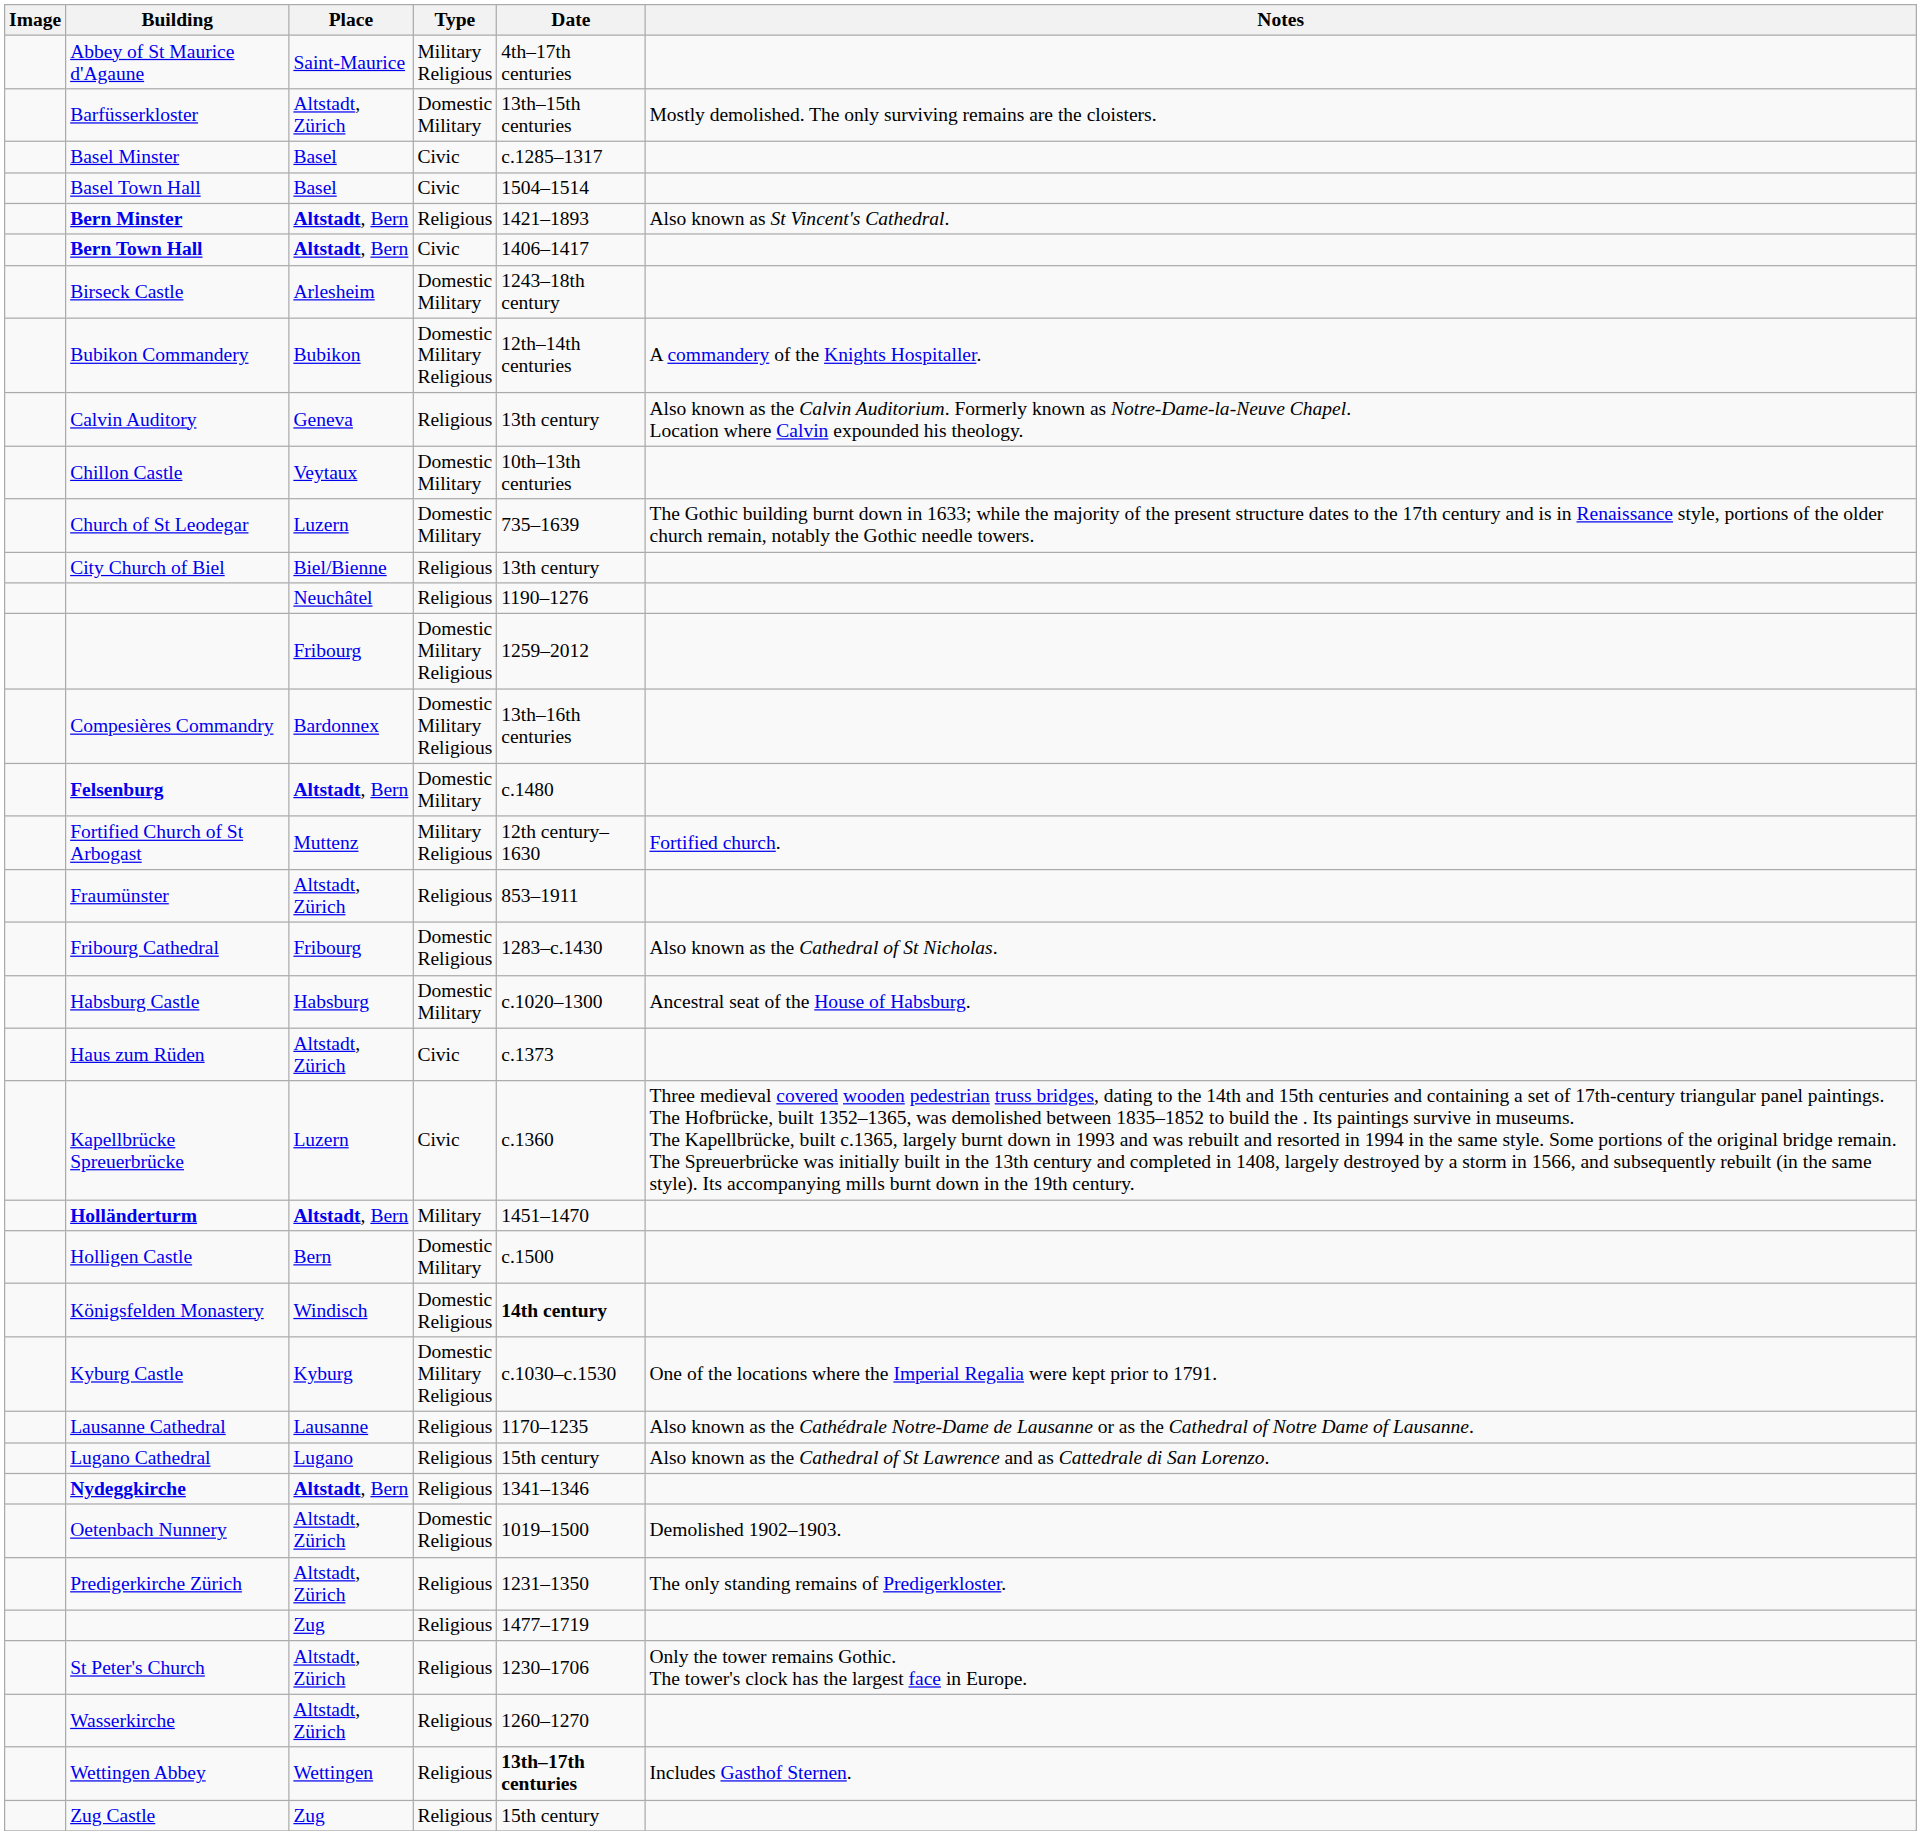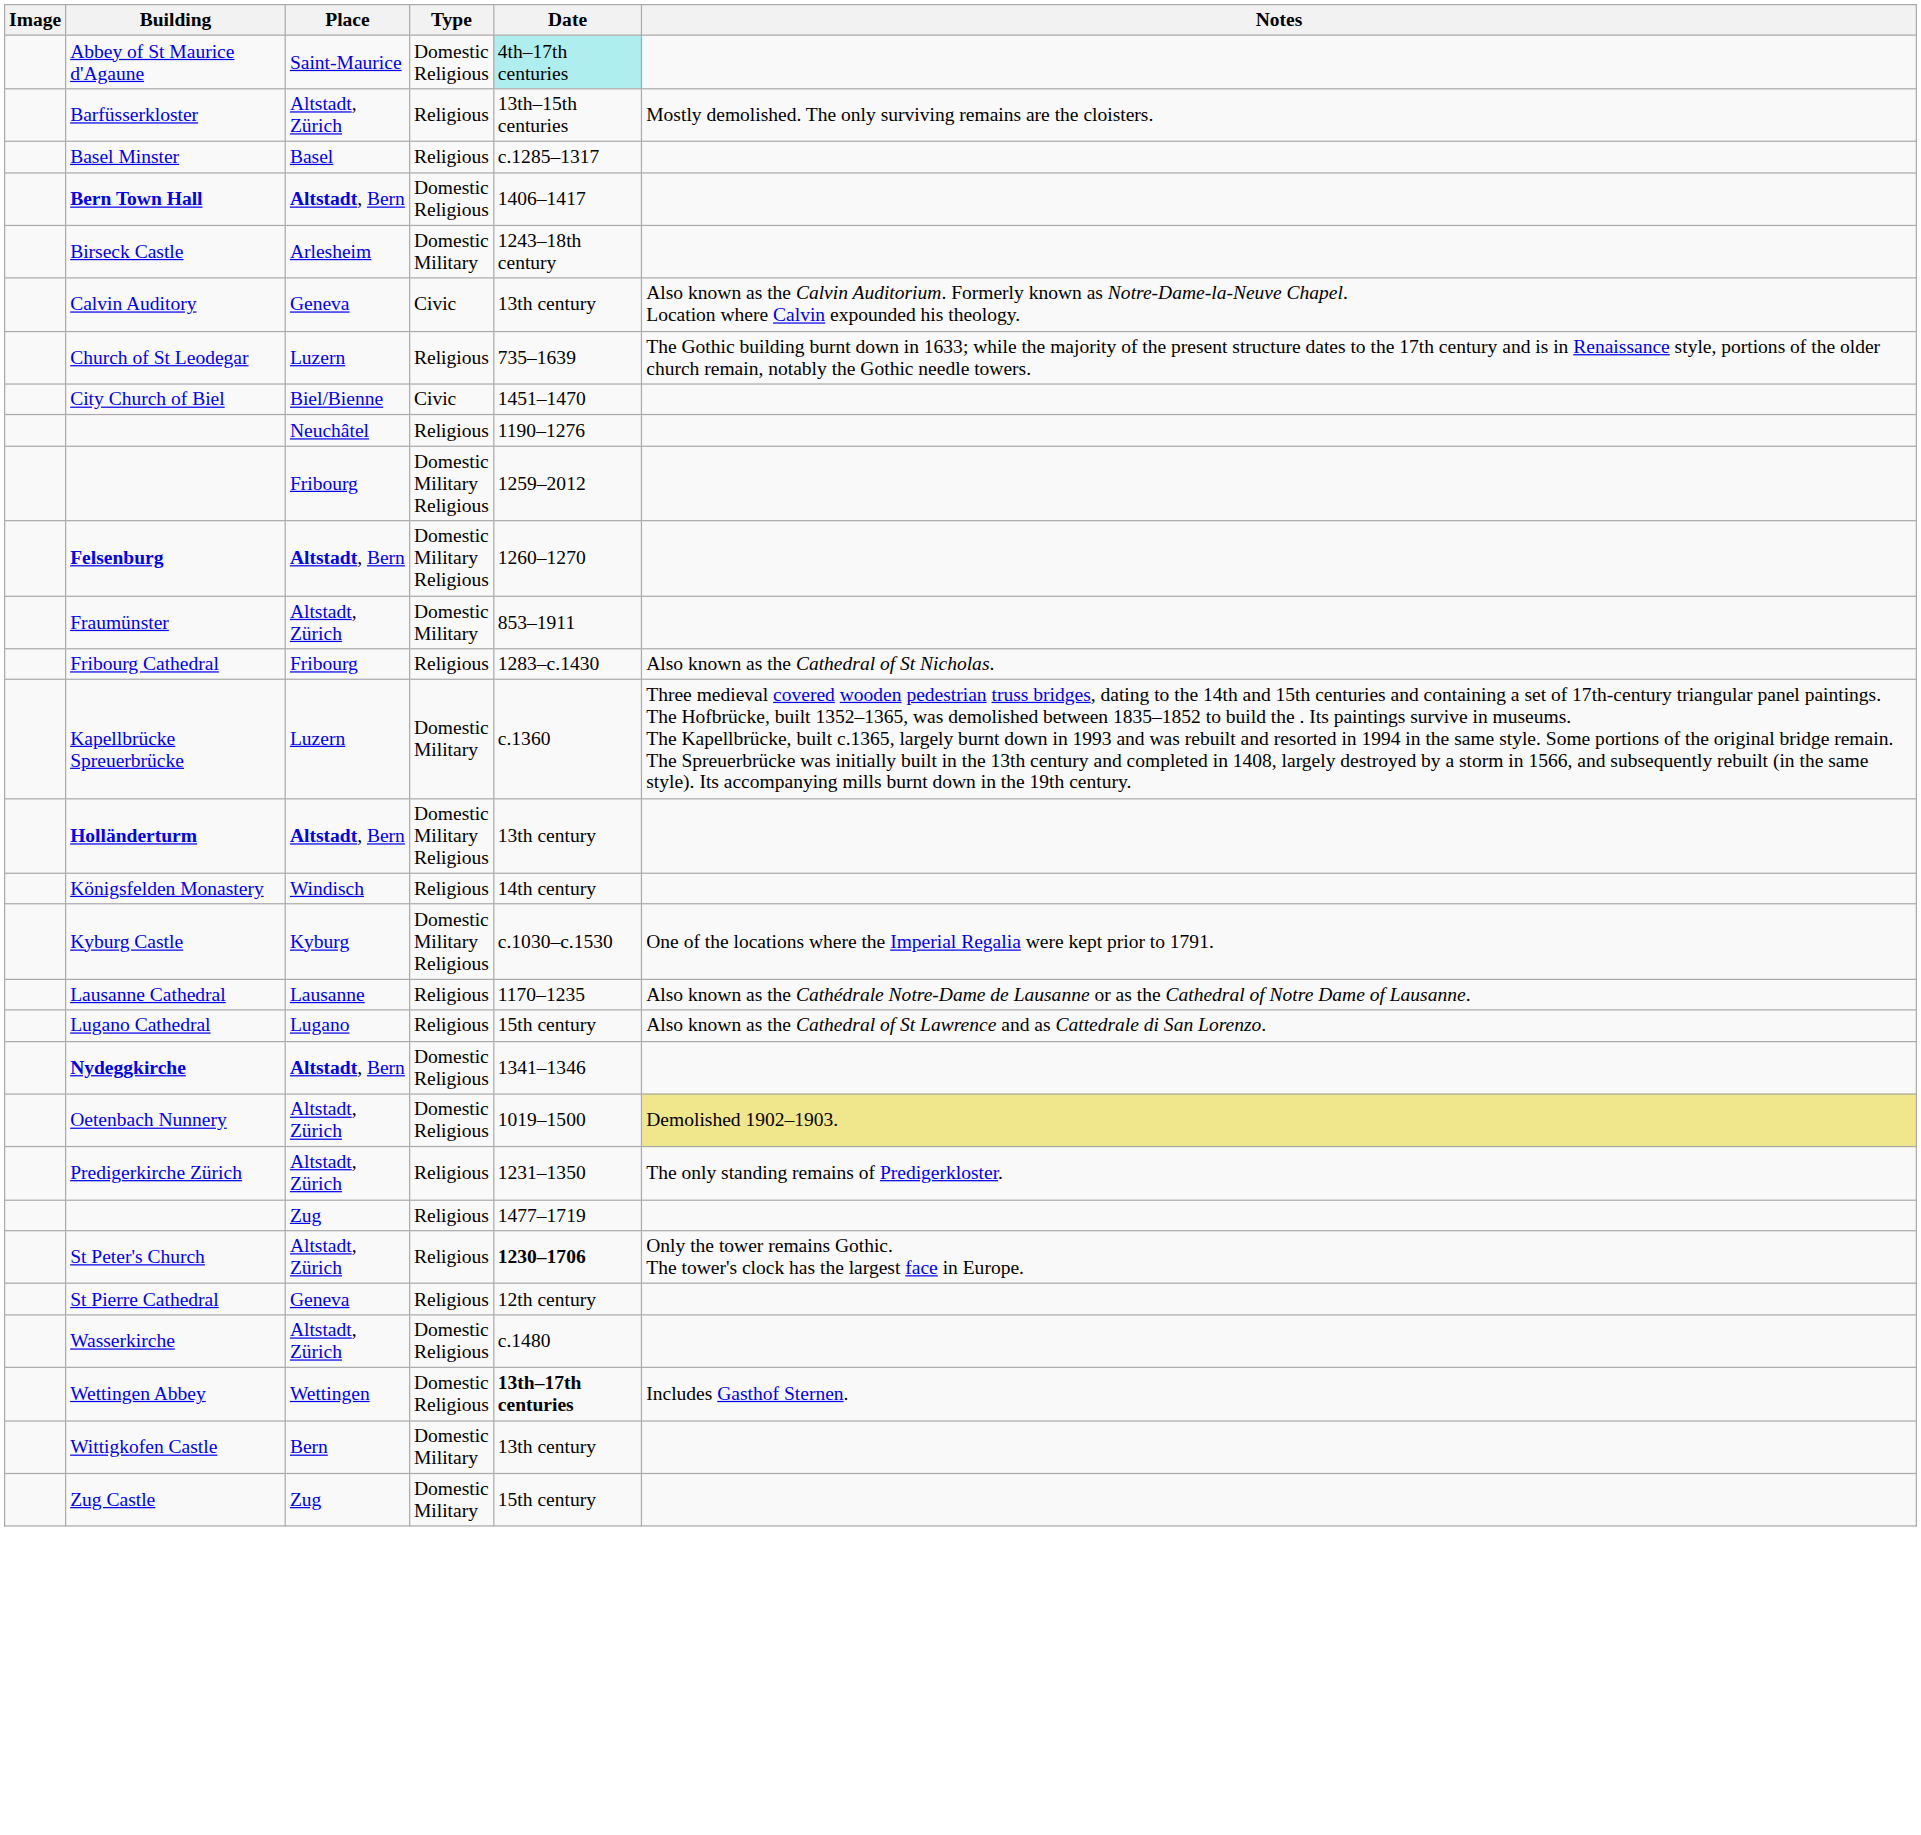(455, 61) Military Religious -> (451, 61) Domestic Religious
(536, 61) no background -> (533, 61) paleturquoise background
(455, 114) Domestic Military -> (451, 114) Religious
(439, 156) Civic -> (451, 156) Religious
- row: (135, 187)
- row: (126, 218)
(439, 249) Civic -> (451, 198) Domestic Religious
- row: (159, 355)
(455, 419) Religious -> (435, 304) Civic
- row: (126, 472)
(455, 525) Domestic Military -> (451, 357) Religious
(455, 567) Religious -> (435, 399) Civic
(550, 567) 13th century -> (542, 399) 1451–1470
- row: (172, 725)
(455, 789) Domestic Military -> (451, 558) Domestic Military Religious
(528, 789) c.1480 -> (542, 558) 1260–1270
- row: (157, 842)
(455, 895) Religious -> (451, 622) Domestic Military
(455, 948) Domestic Religious -> (451, 663) Religious
- row: (135, 1001)
- row: (137, 1054)
(439, 1140) Civic -> (451, 738) Domestic Military
(449, 1215) Military -> (451, 835) Domestic Military Religious
(545, 1215) 1451–1470 -> (547, 835) 13th century
- row: (131, 1257)
(455, 1309) Domestic Religious -> (451, 888) Religious
(554, 1309) bold -> (547, 888) normal
(455, 1488) Religious -> (451, 1067) Domestic Religious
(745, 1530) no background -> (742, 1120) khaki background
(545, 1667) normal -> (542, 1257) bold
+ row: (144, 1298)
(455, 1720) Religious -> (451, 1340) Domestic Religious
(545, 1720) 1260–1270 -> (524, 1340) c.1480
(455, 1773) Religious -> (451, 1393) Domestic Religious
+ row: (144, 1446)
(455, 1815) Religious -> (451, 1499) Domestic Military
